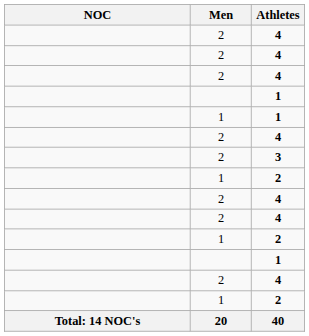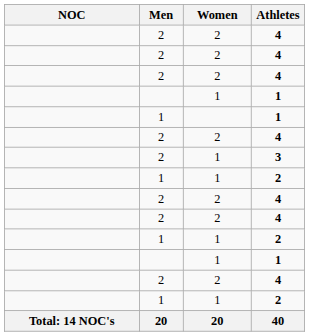+ column: (217, 15)
